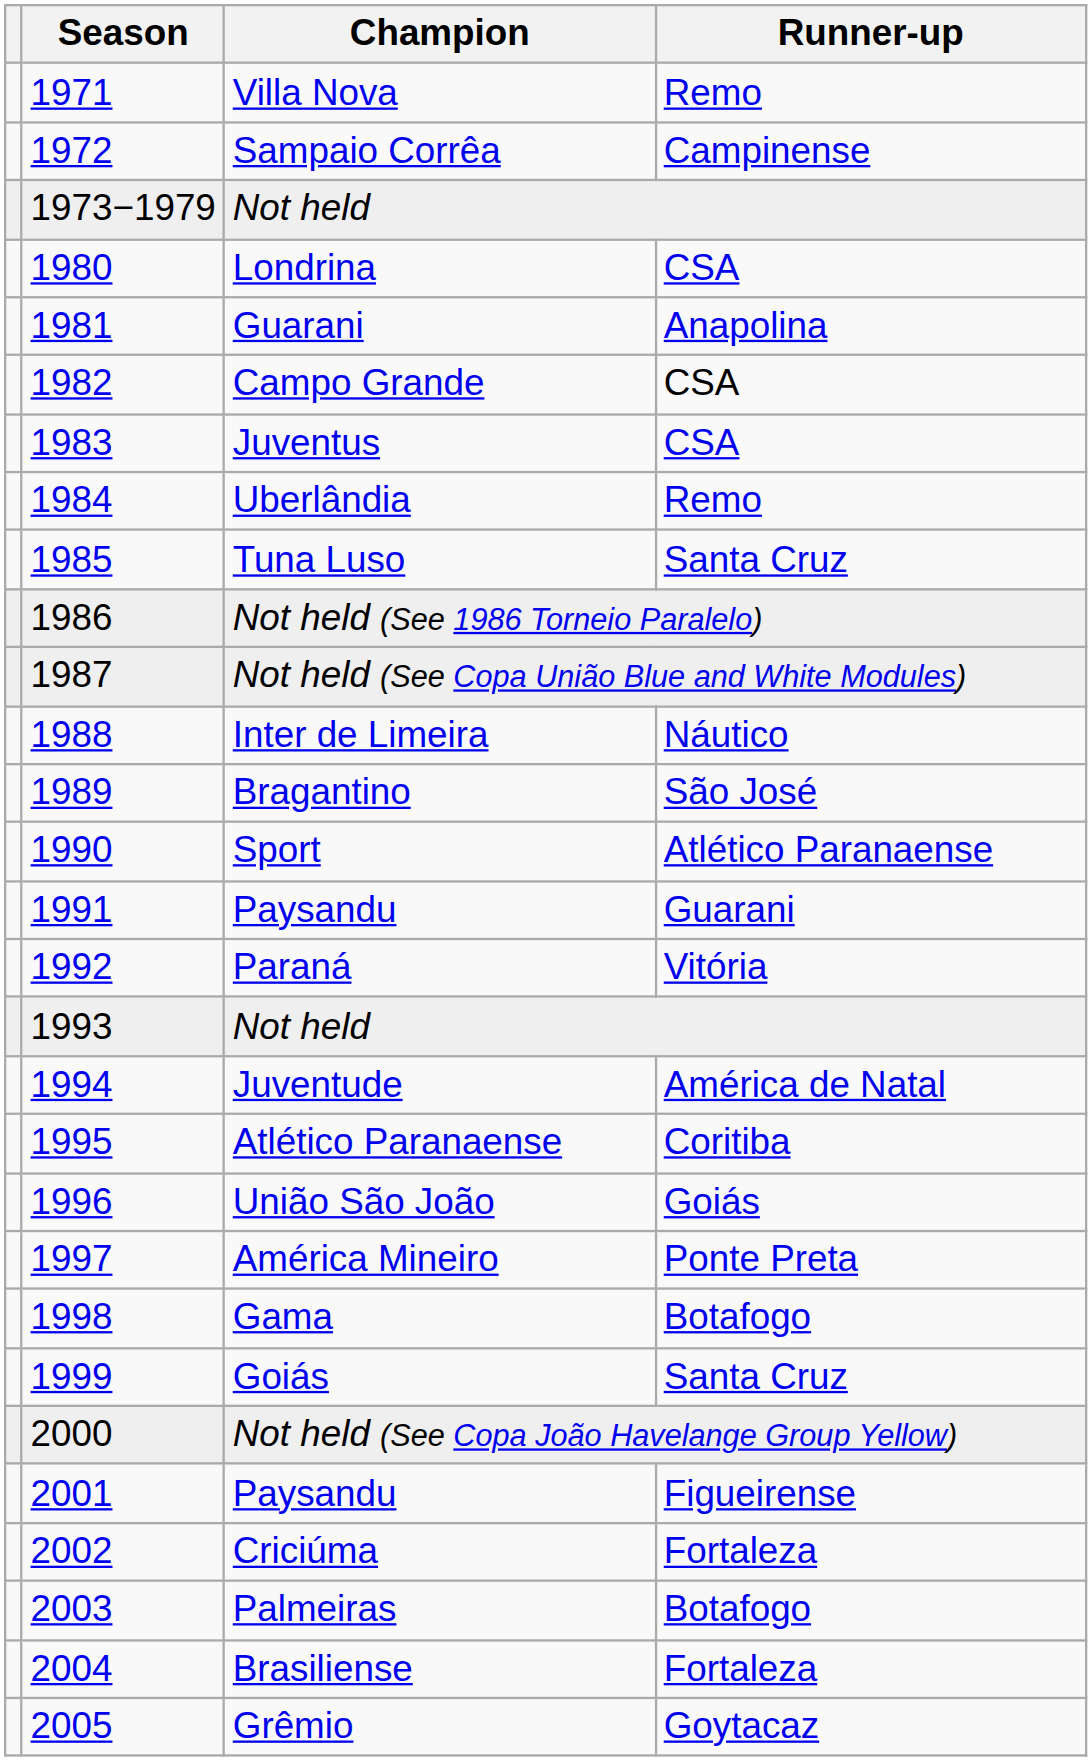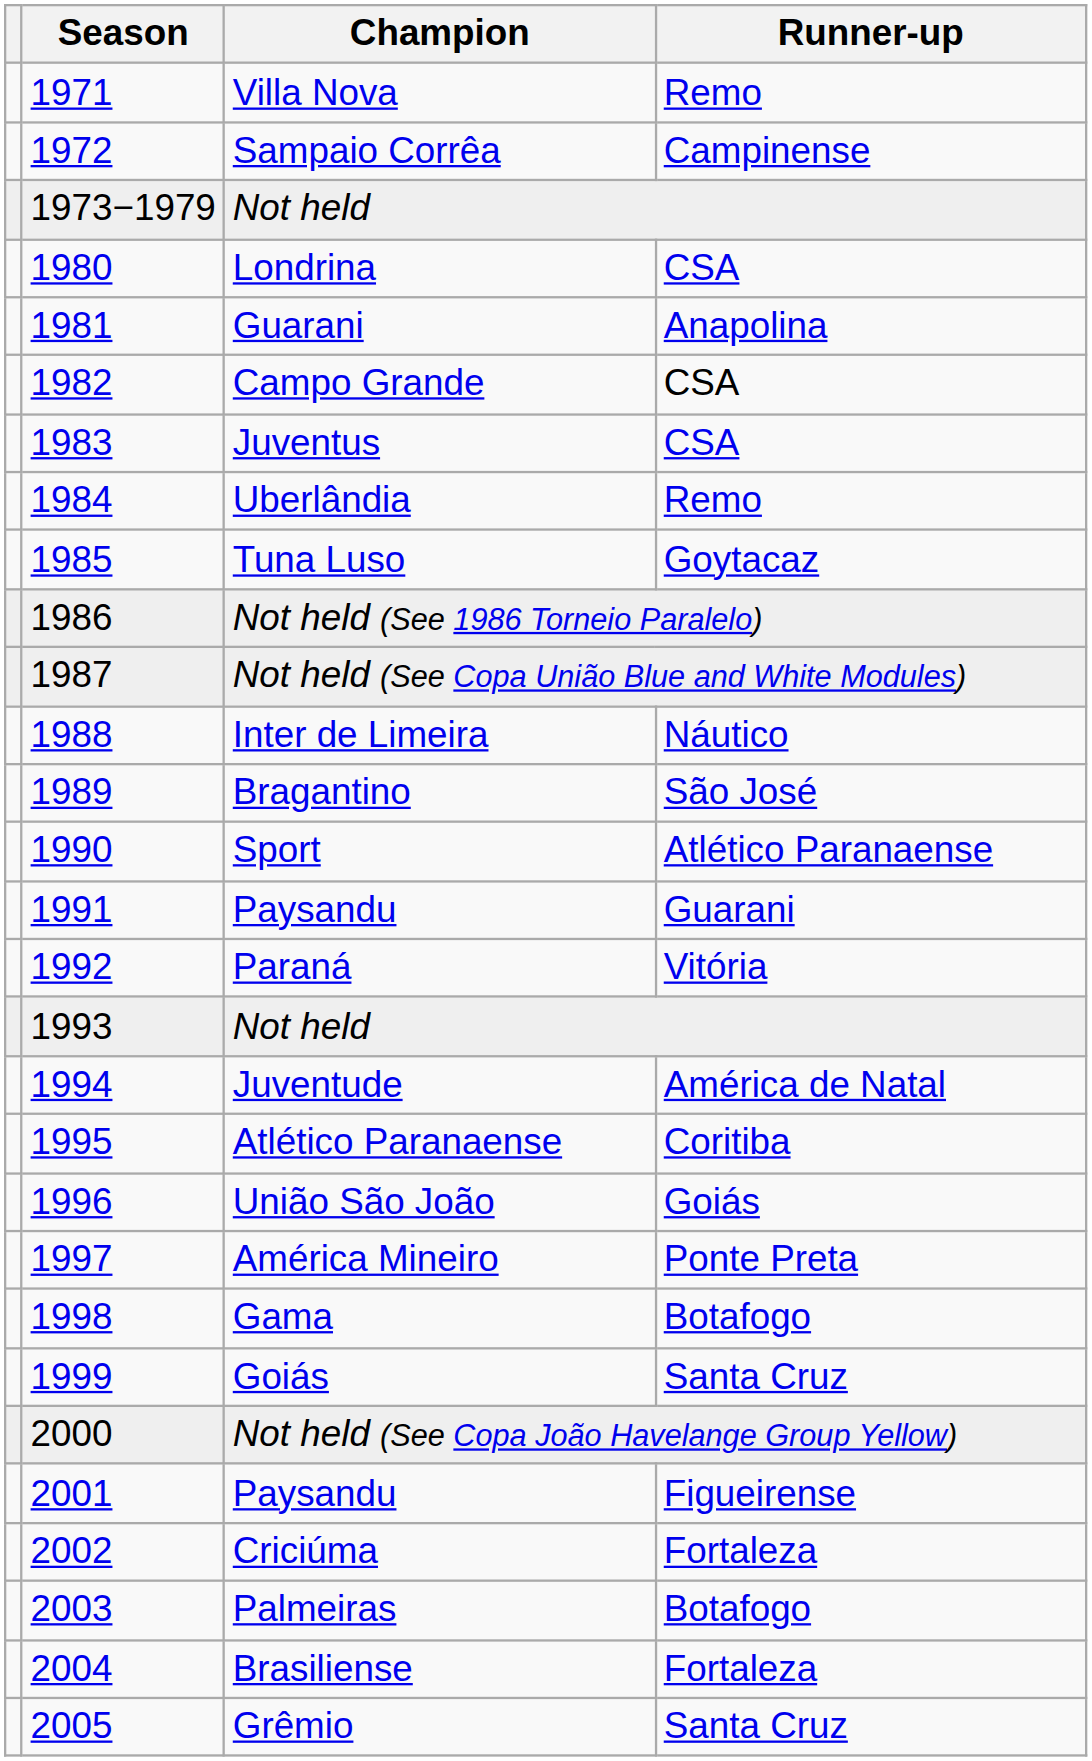(756, 558) Santa Cruz -> (741, 558) Goytacaz
(741, 1726) Goytacaz -> (756, 1726) Santa Cruz
